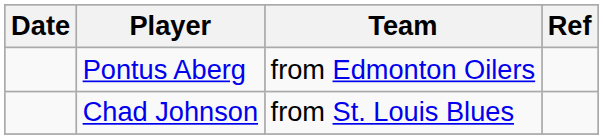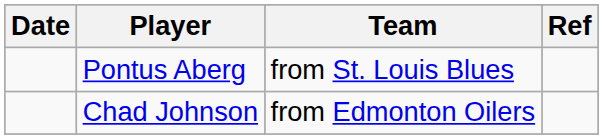(403, 69) from Edmonton Oilers -> (392, 69) from St. Louis Blues
(392, 112) from St. Louis Blues -> (403, 112) from Edmonton Oilers
